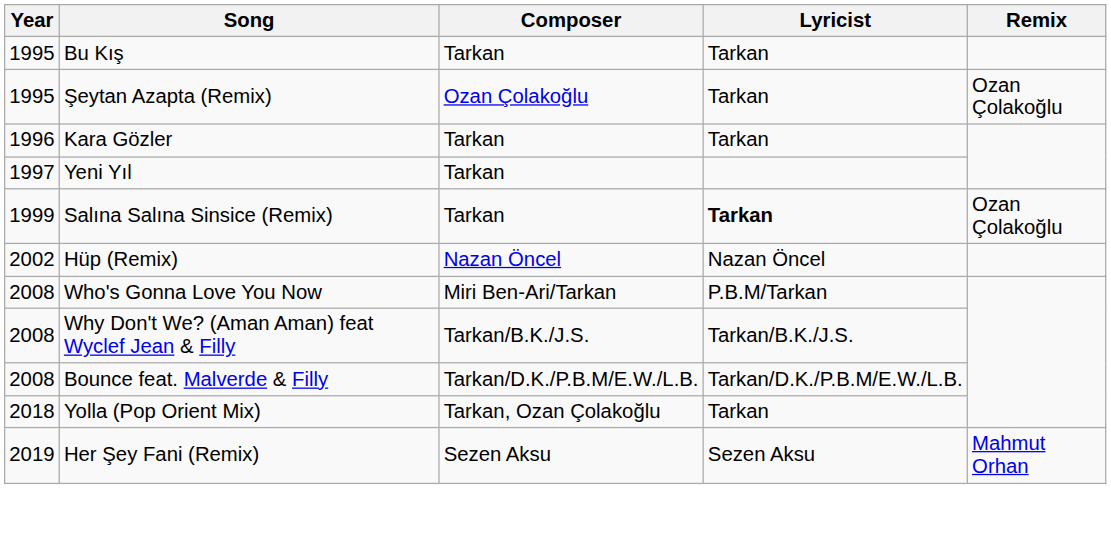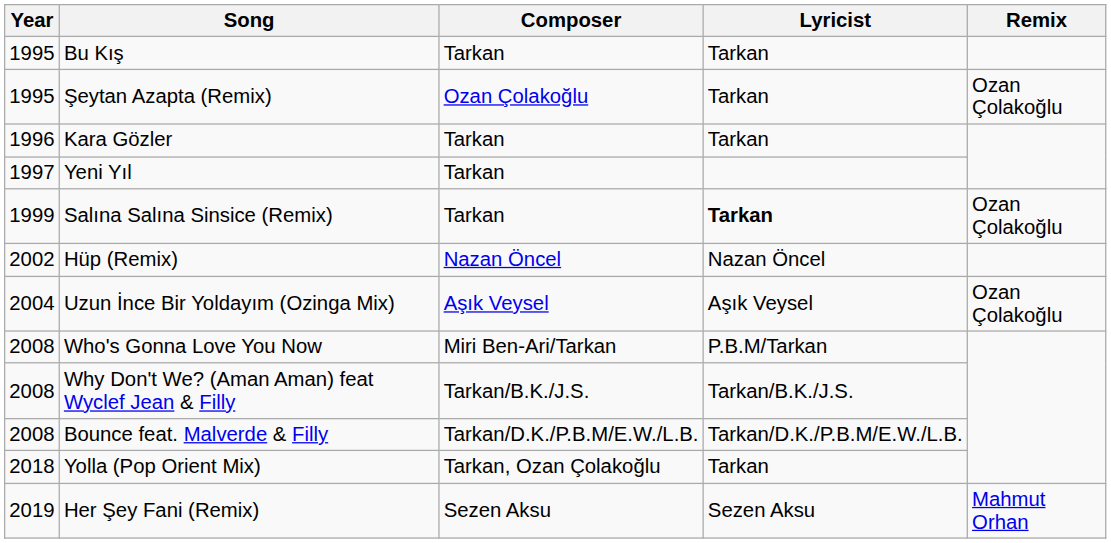+ row: (229, 303)
